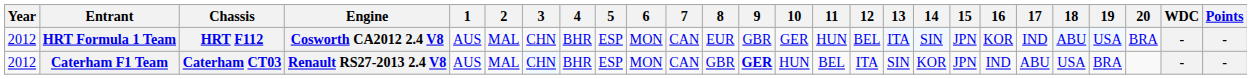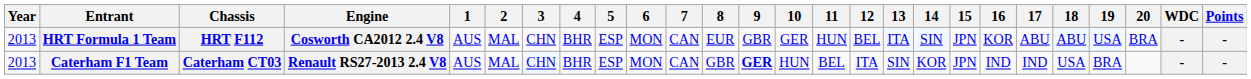(22, 39) 2012 -> (22, 39) 2013
(1035, 39) IND -> (1035, 39) ABU
(22, 62) 2012 -> (22, 62) 2013
(1035, 62) ABU -> (1035, 62) IND
